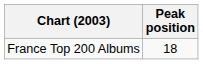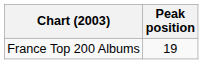(170, 48) 18 -> (170, 48) 19
